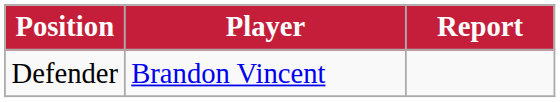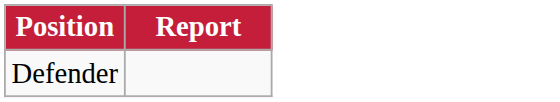- column: (265, 27)
